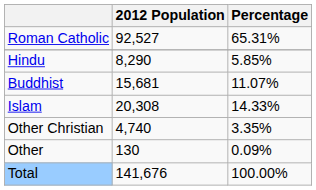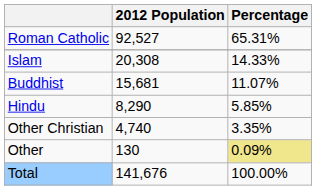rows swapped: (25, 106) <-> (26, 60)
(252, 151) no background -> (252, 151) khaki background
